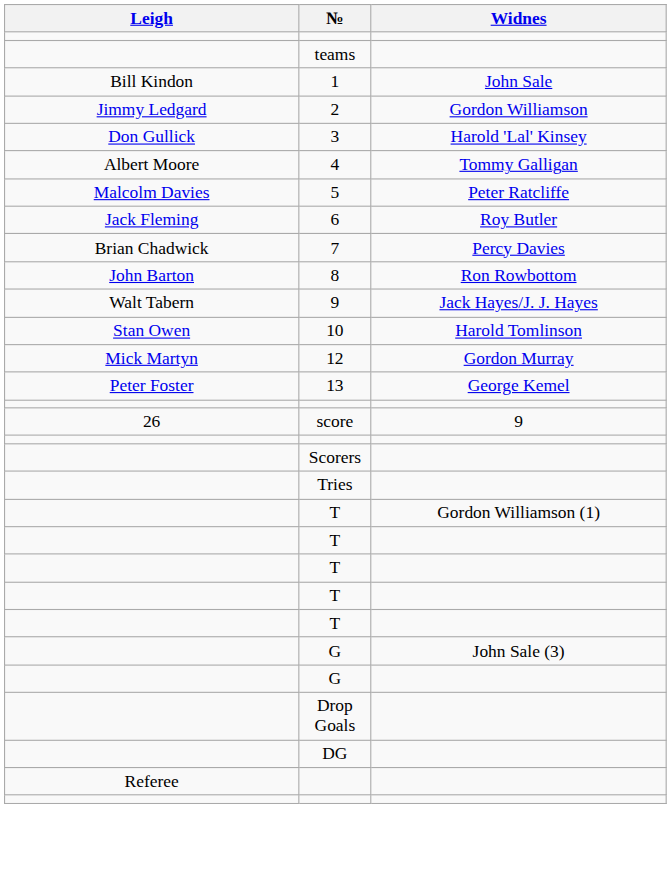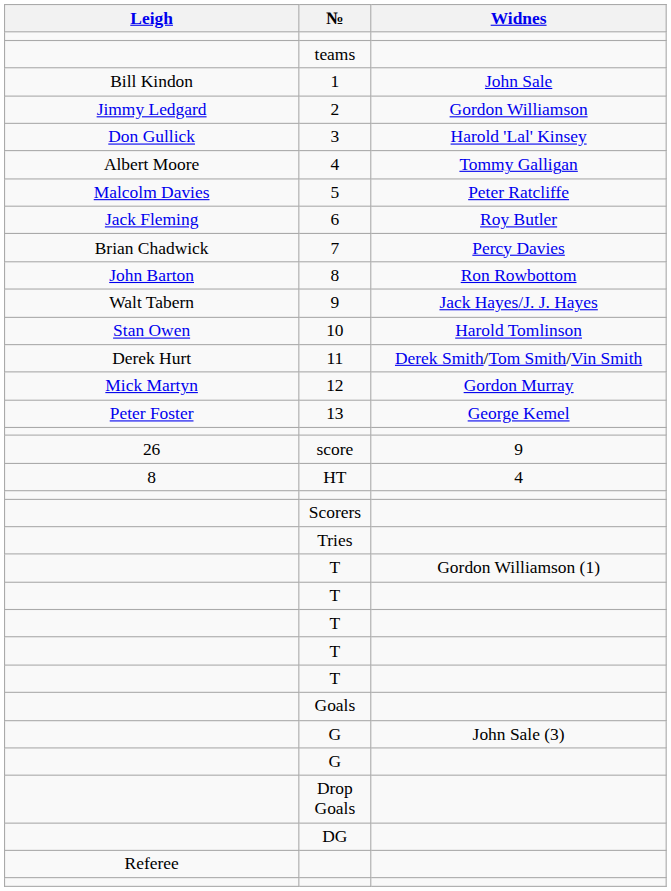+ row: (335, 358)
+ row: (335, 476)
+ row: (335, 706)
